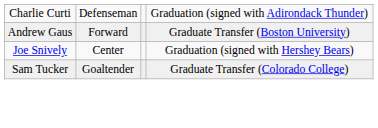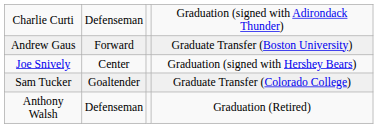+ row: (43, 107)
